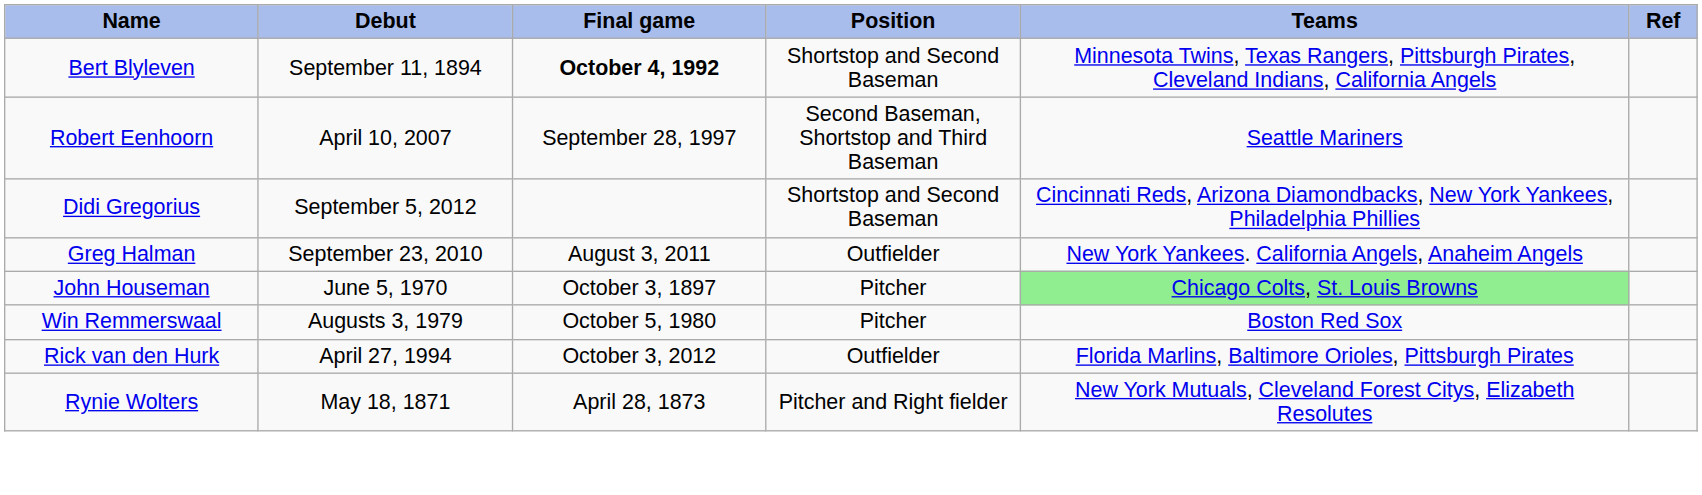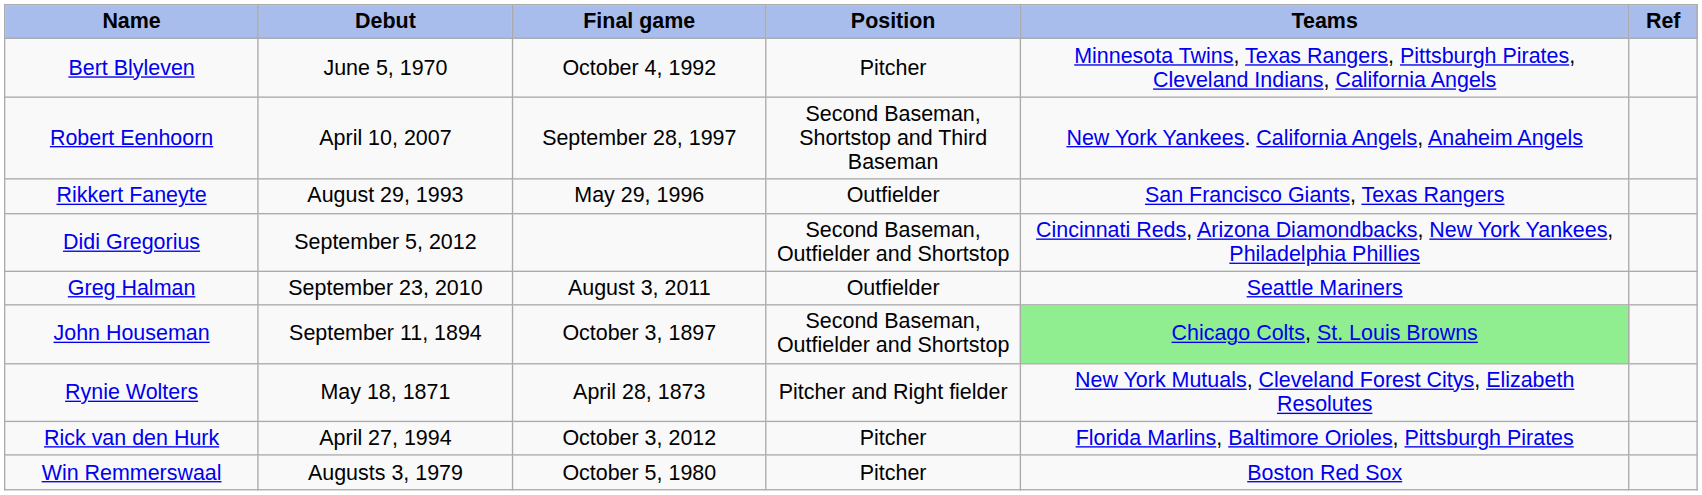(385, 67) September 11, 1894 -> (385, 67) June 5, 1970
(639, 67) bold -> (639, 67) normal
(893, 67) Shortstop and Second Baseman -> (893, 67) Pitcher
(1325, 137) Seattle Mariners -> (1325, 137) New York Yankees. California Angels, Anaheim Angels
+ row: (132, 195)
(893, 207) Shortstop and Second Baseman -> (893, 241) Second Baseman, Outfielder and Shortstop
(1325, 253) New York Yankees. California Angels, Anaheim Angels -> (1325, 287) Seattle Mariners
(385, 287) June 5, 1970 -> (385, 334) September 11, 1894
(893, 287) Pitcher -> (893, 334) Second Baseman, Outfielder and Shortstop
rows swapped: (132, 321) <-> (132, 402)
(893, 355) Outfielder -> (893, 438) Pitcher
